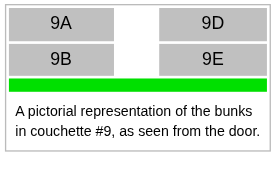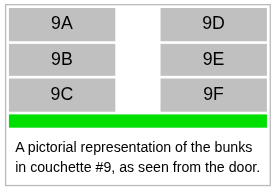+ row: (62, 94)
